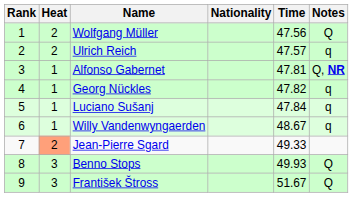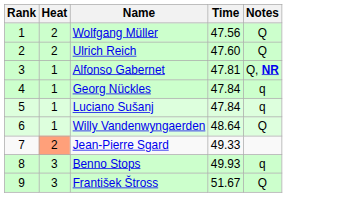- column: (241, 13)
(292, 51) 47.57 -> (226, 51) 47.60
(328, 51) q -> (262, 51) Q
(292, 88) 47.82 -> (226, 88) 47.84
(292, 126) 48.67 -> (226, 126) 48.64
(328, 126) q -> (262, 126) Q
(328, 164) Q -> (262, 164) q
